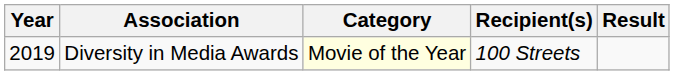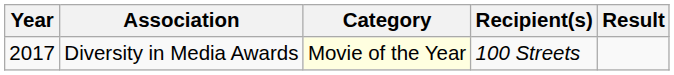(32, 53) 2019 -> (32, 53) 2017
